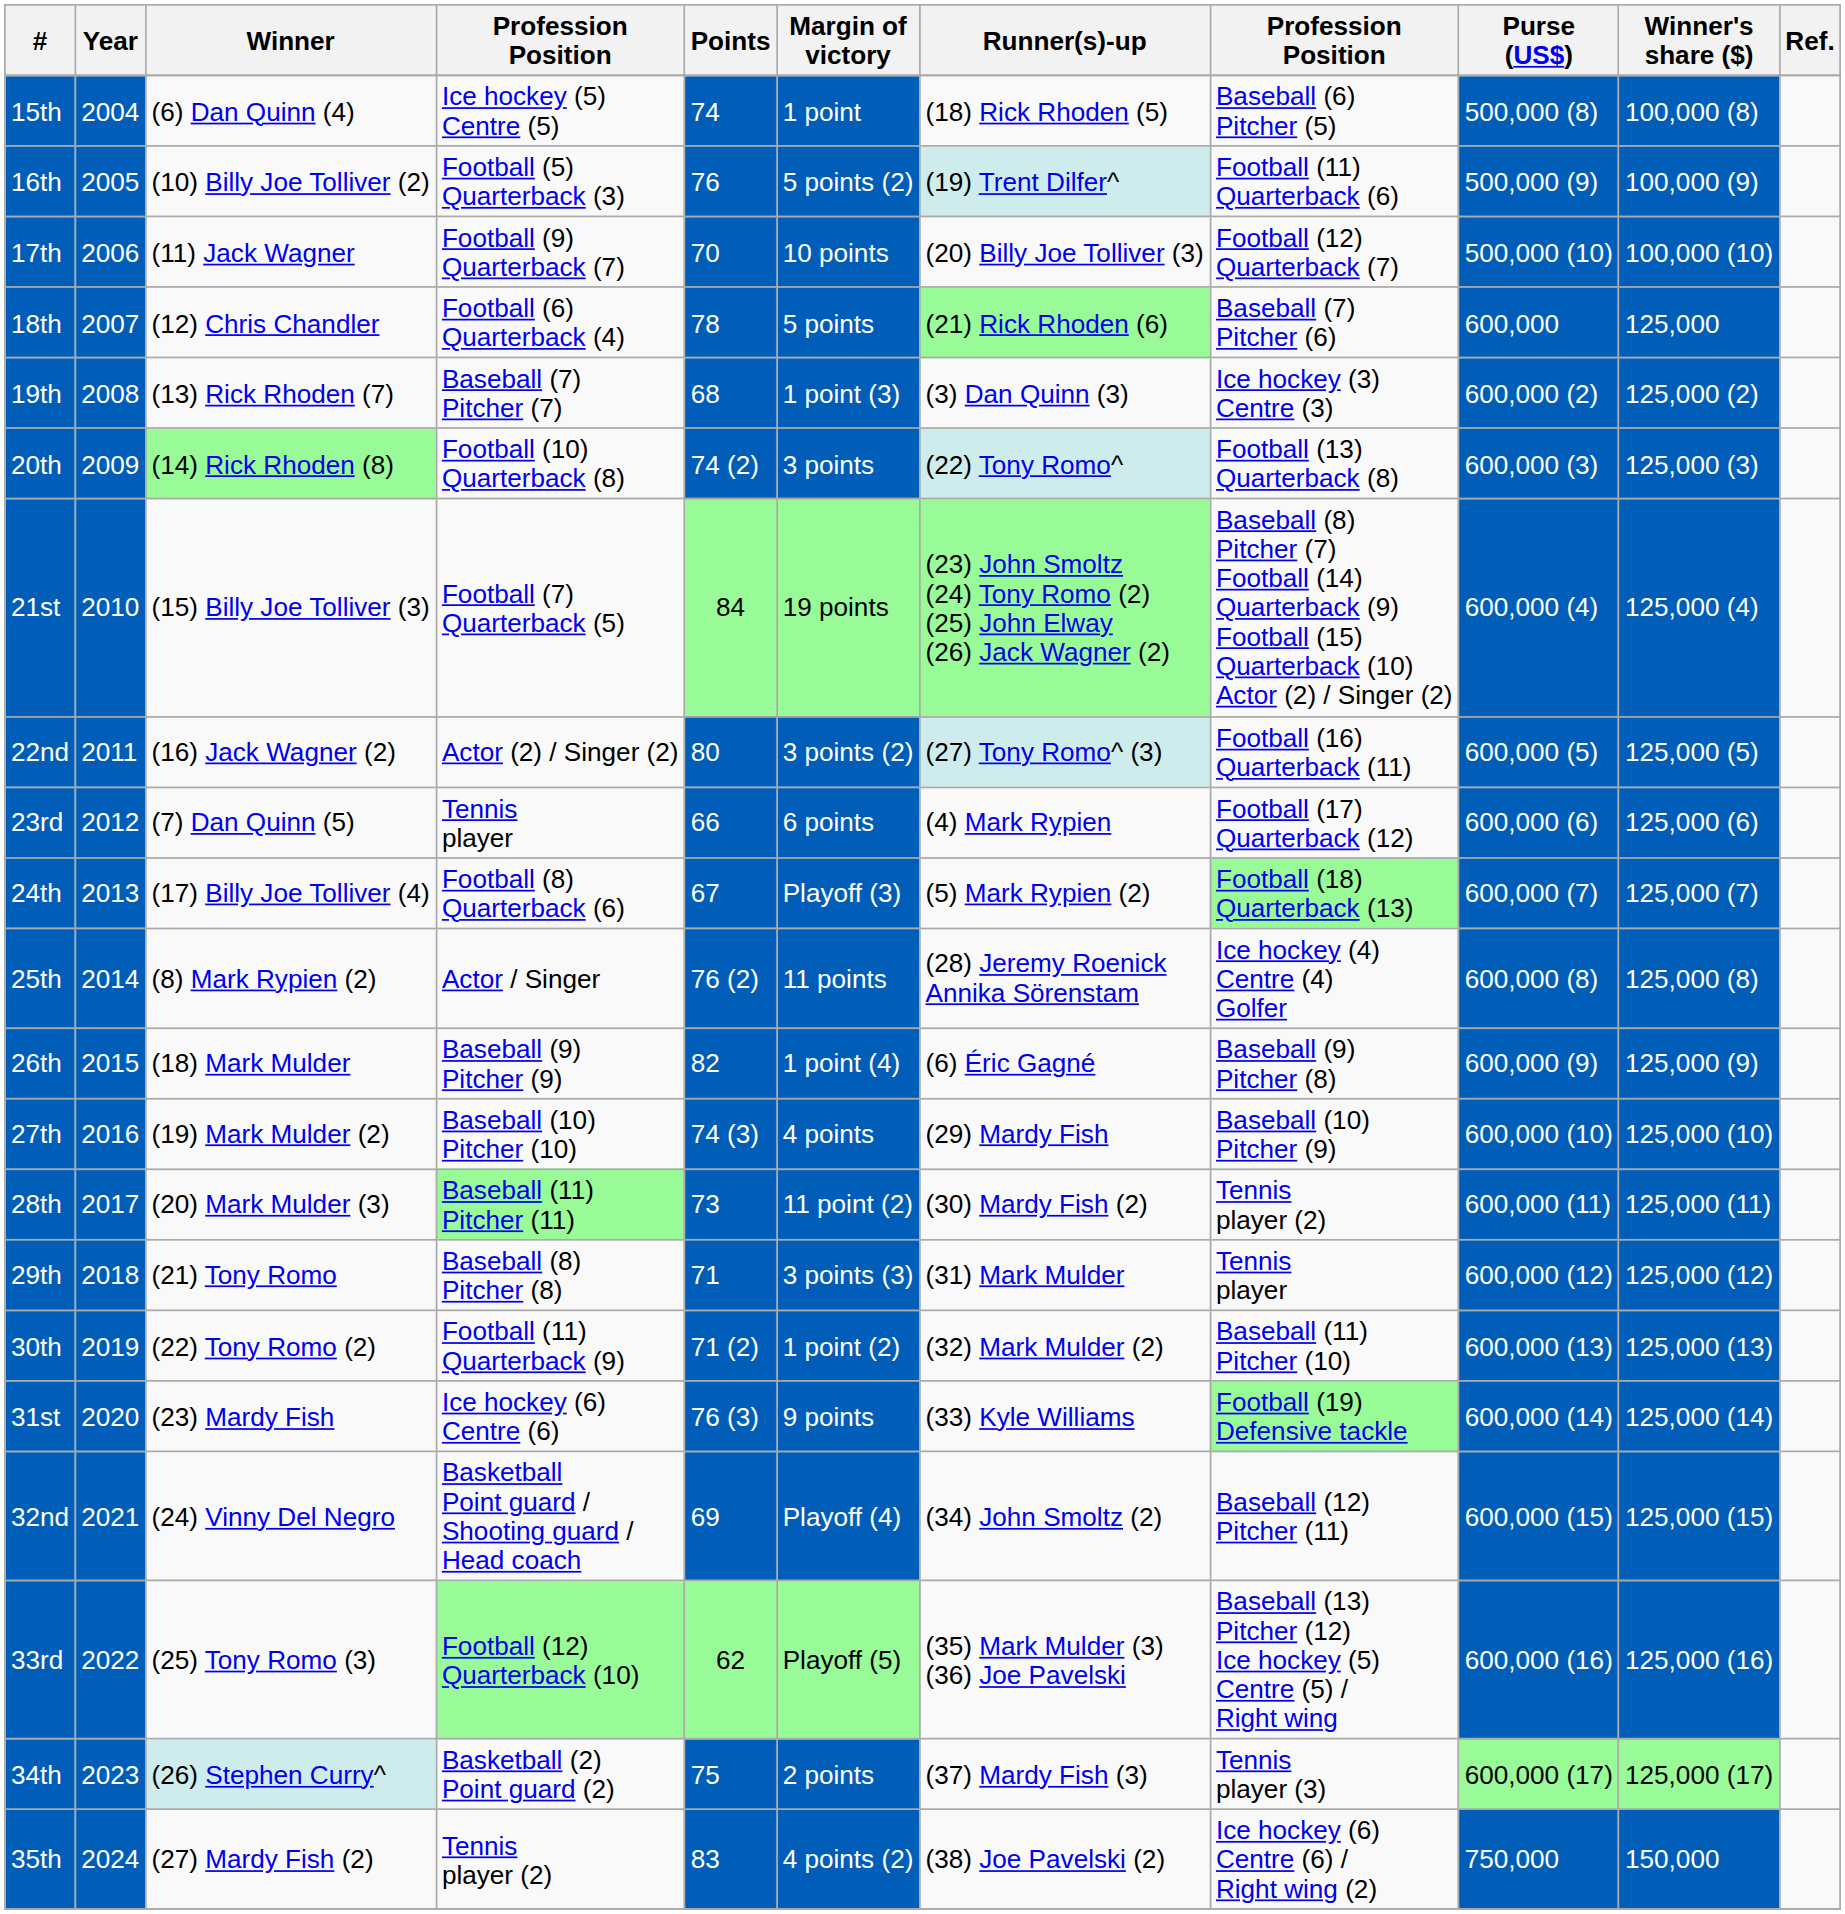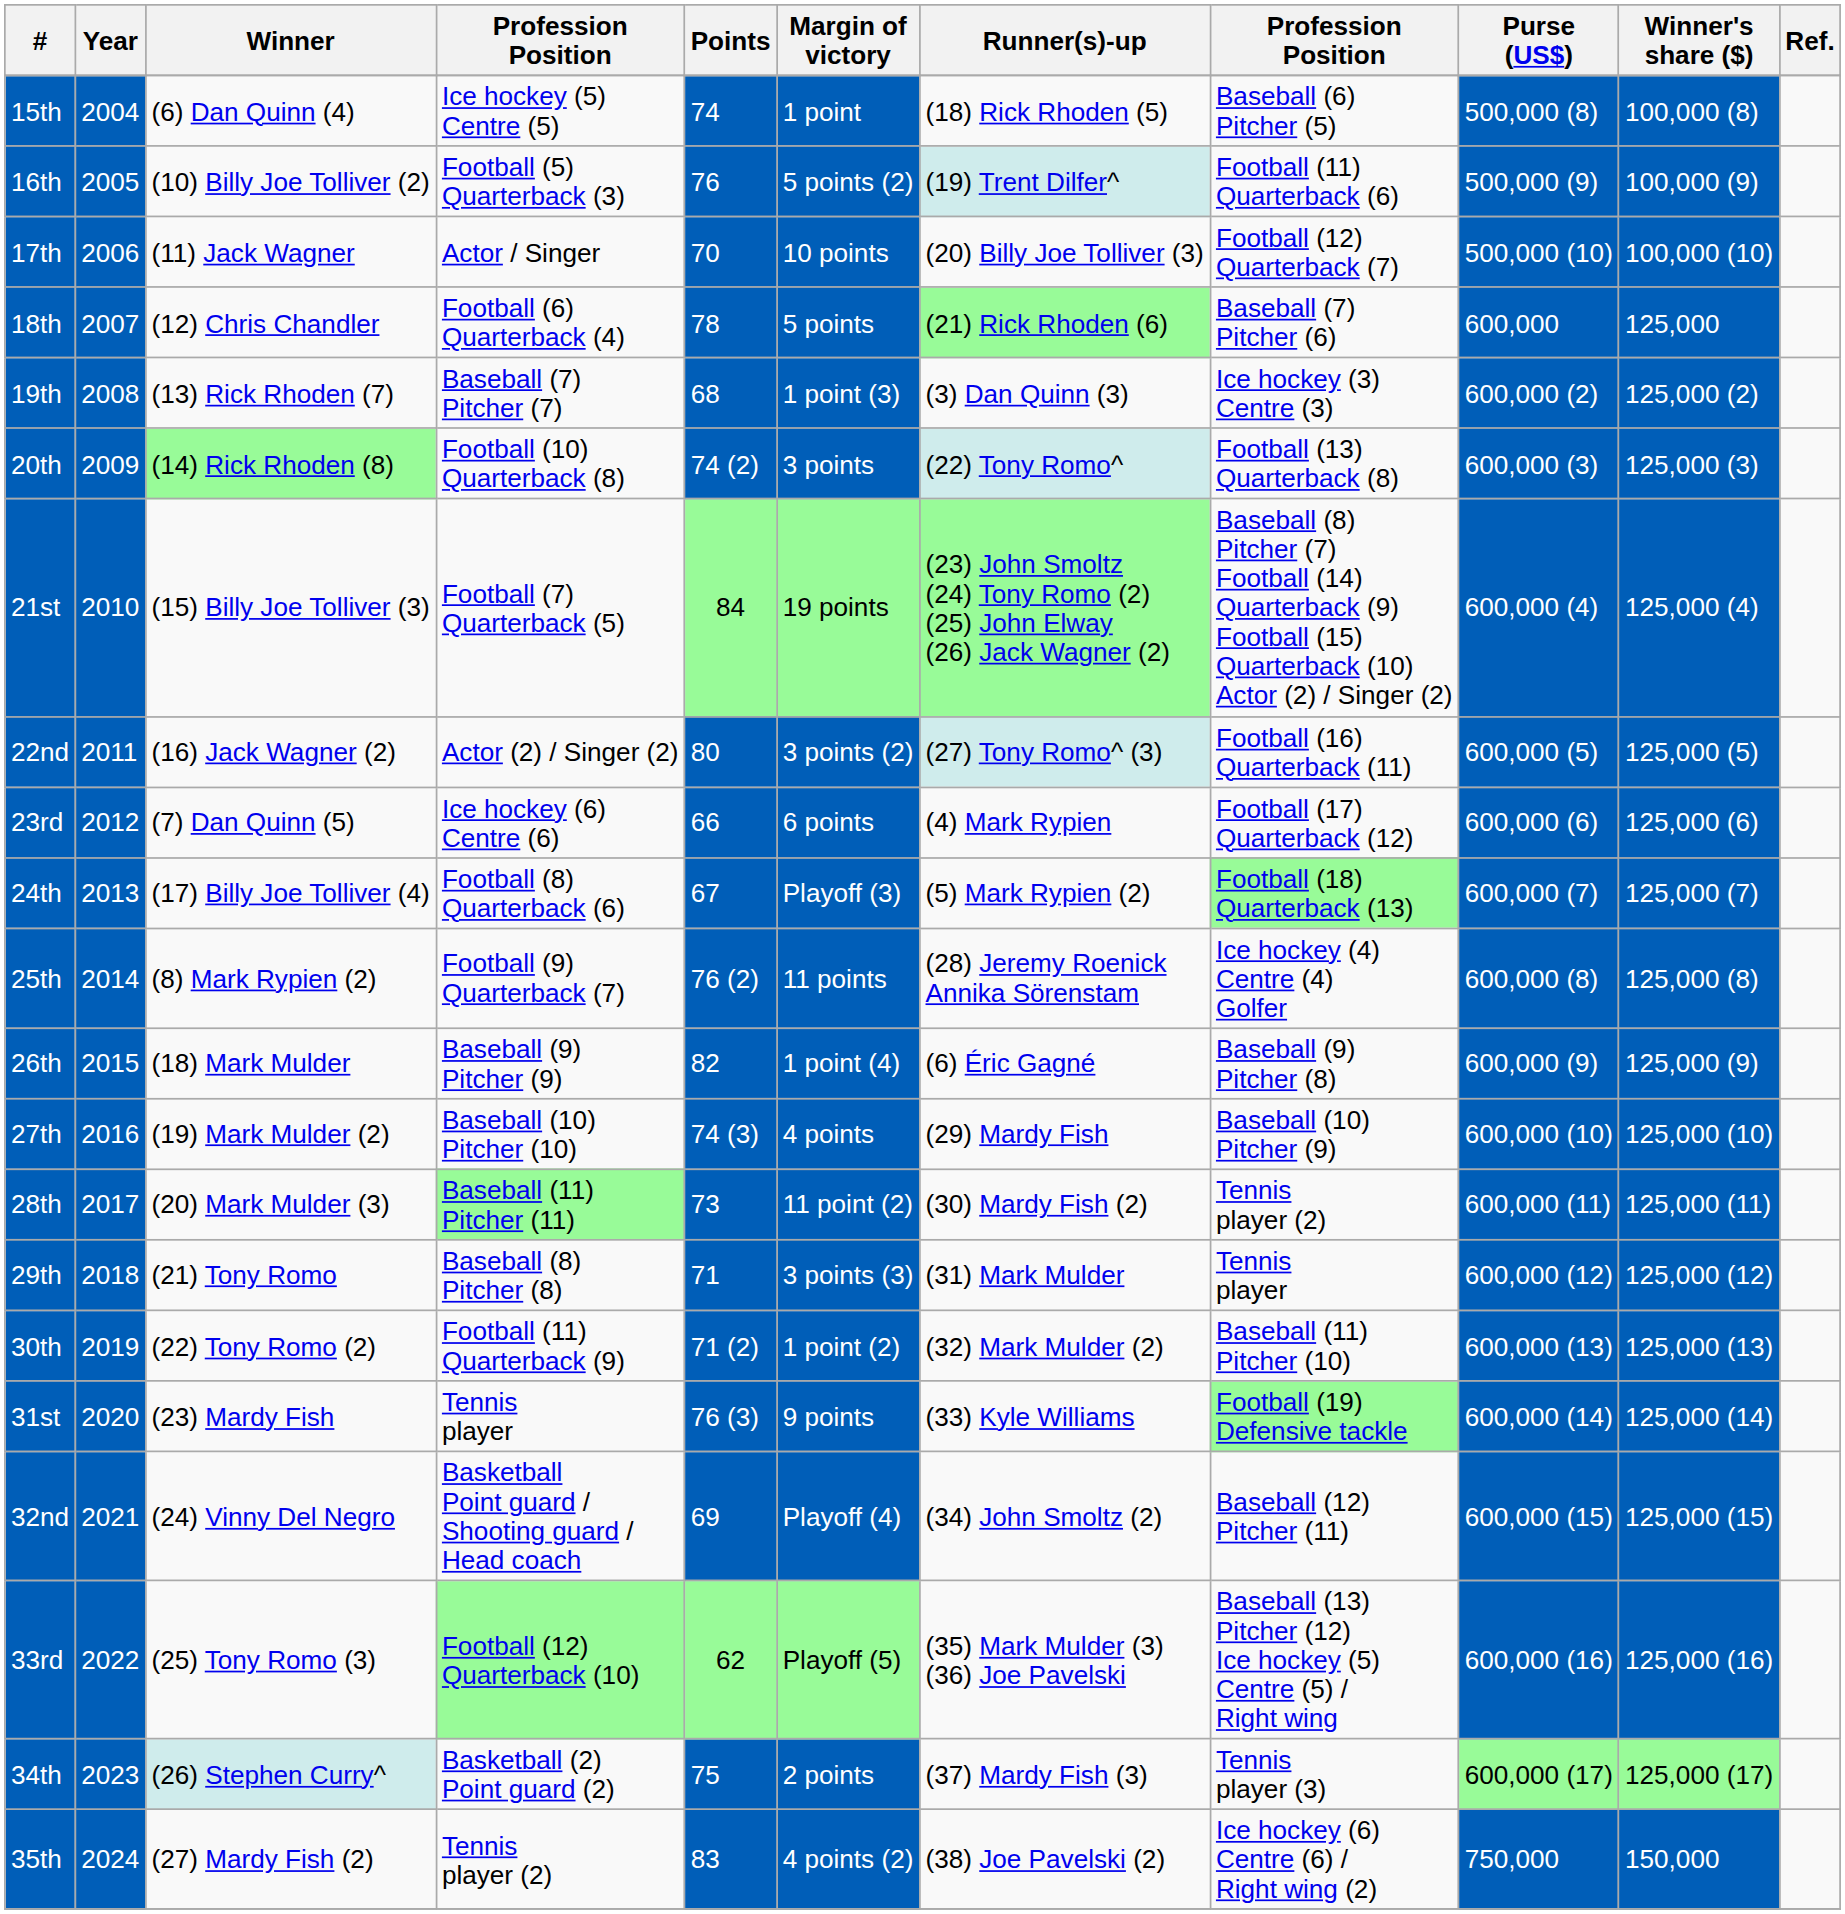(533, 252) Football (9) Quarterback (7) -> (521, 252) Actor / Singer
(480, 822) Tennis player -> (524, 822) Ice hockey (6) Centre (6)
(521, 978) Actor / Singer -> (533, 978) Football (9) Quarterback (7)
(524, 1416) Ice hockey (6) Centre (6) -> (480, 1416) Tennis player
